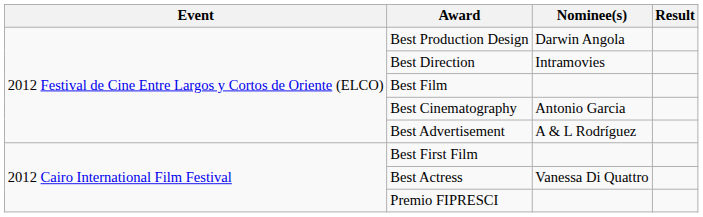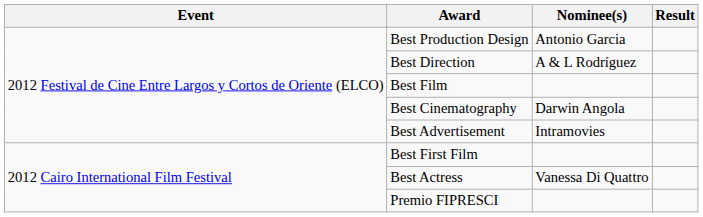(580, 39) Darwin Angola -> (580, 39) Antonio Garcia
(570, 62) Intramovies -> (586, 62) A & L Rodríguez
(580, 108) Antonio Garcia -> (580, 108) Darwin Angola
(586, 131) A & L Rodríguez -> (570, 131) Intramovies
